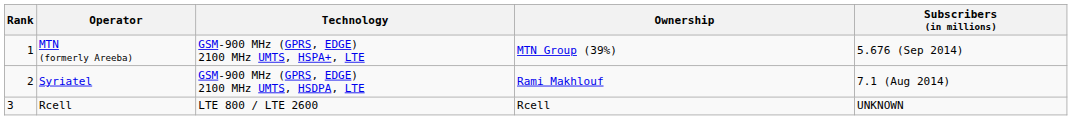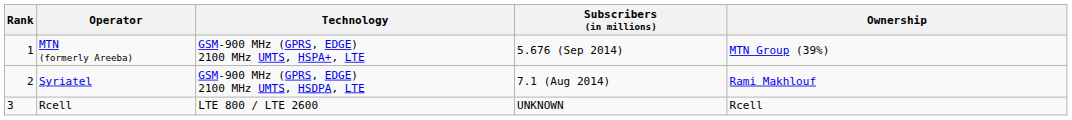columns swapped: (961, 20) <-> (684, 20)
